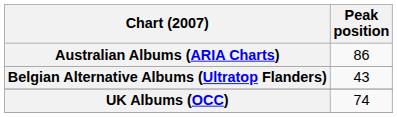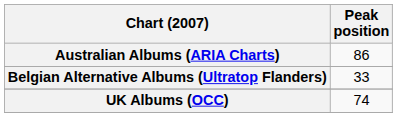(361, 77) 43 -> (361, 77) 33
